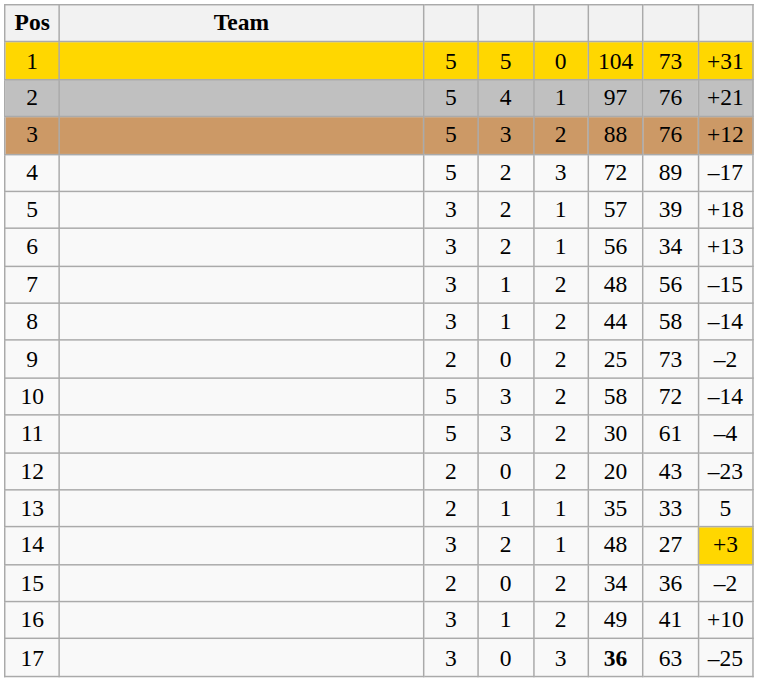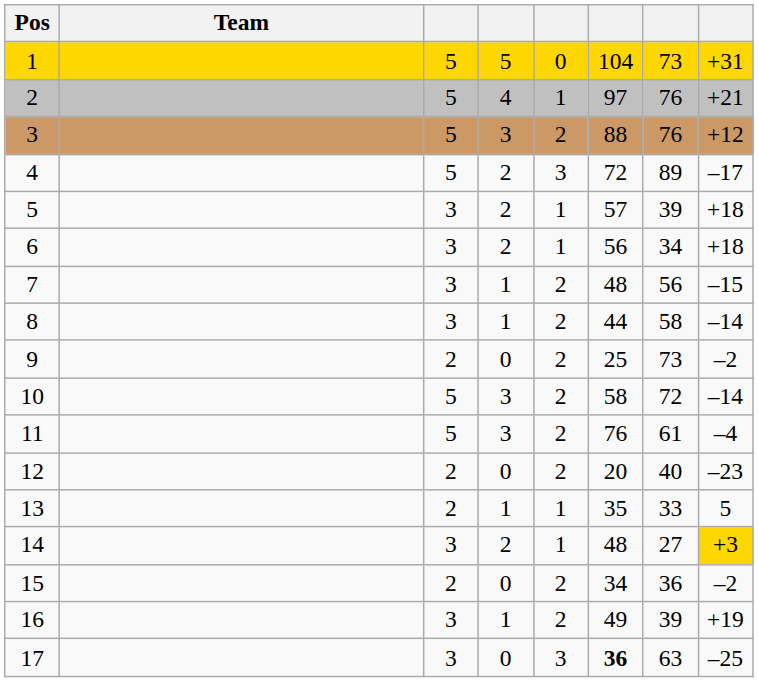(725, 246) +13 -> (725, 246) +18
(616, 433) 30 -> (616, 433) 76
(671, 470) 43 -> (671, 470) 40
(671, 619) 41 -> (671, 619) 39
(725, 619) +10 -> (725, 619) +19
